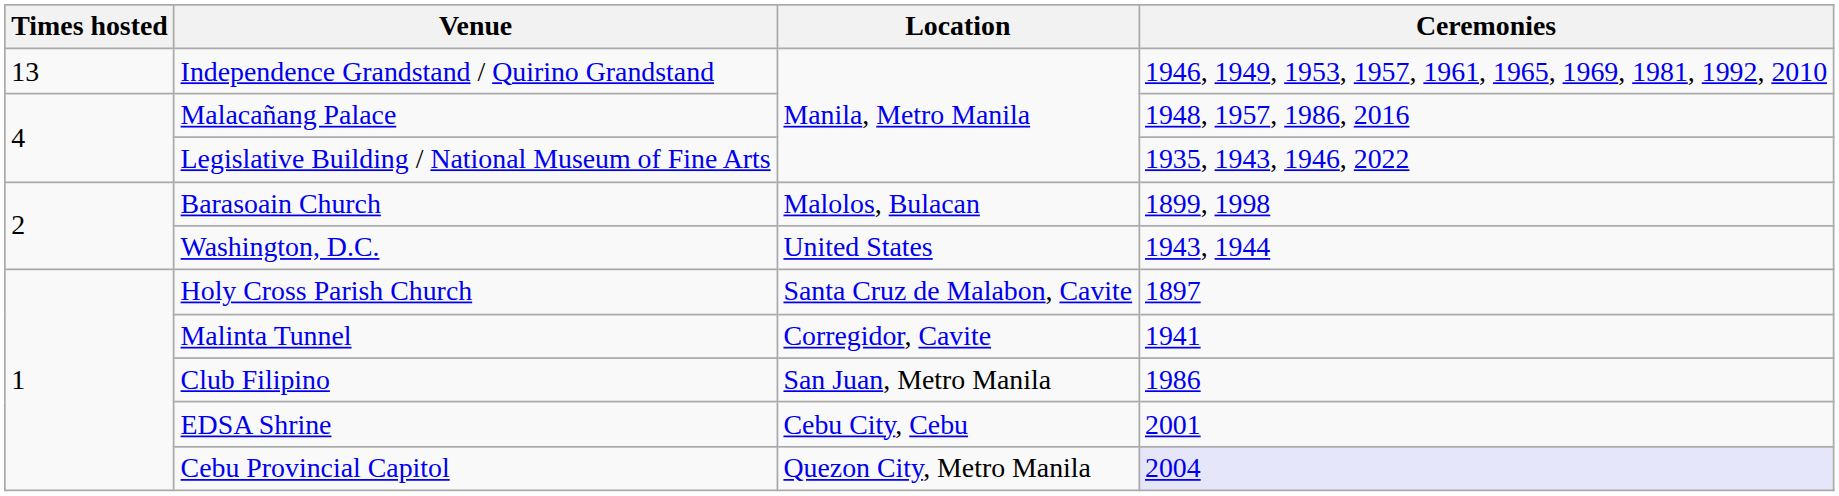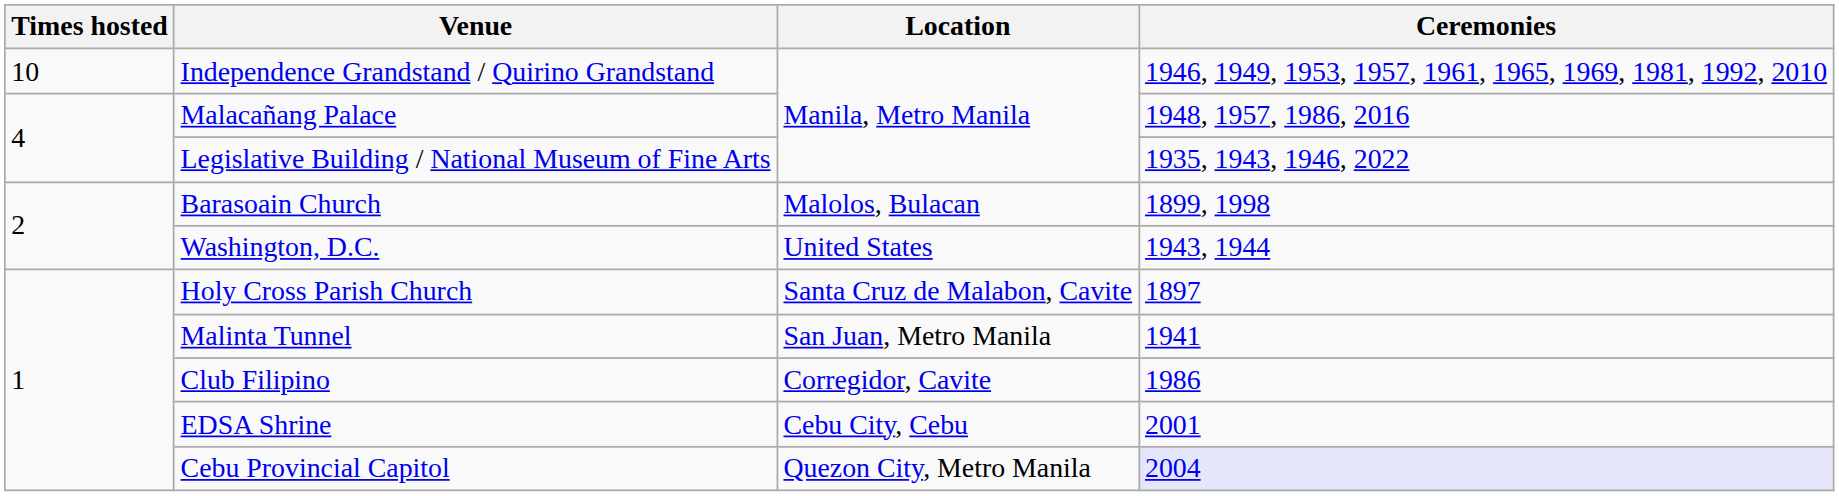(25, 70) 13 -> (25, 70) 10
(887, 335) Corregidor, Cavite -> (917, 335) San Juan, Metro Manila
(917, 379) San Juan, Metro Manila -> (887, 379) Corregidor, Cavite
